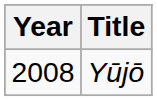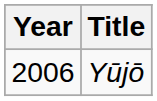(43, 71) 2008 -> (43, 71) 2006
